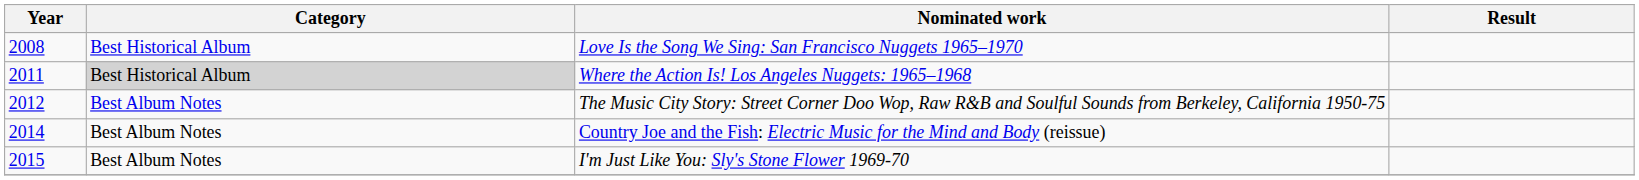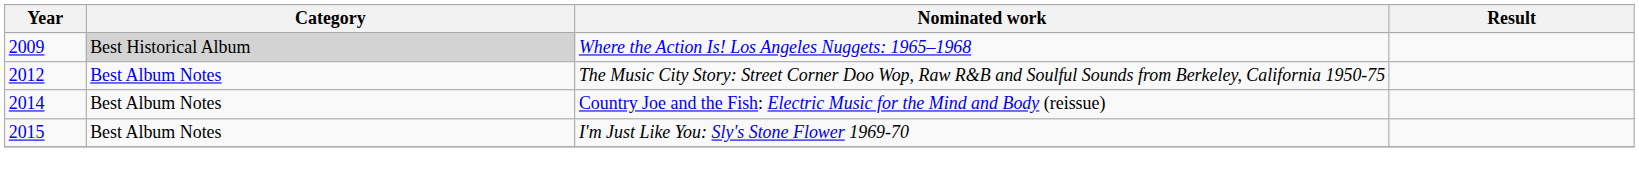- row: (801, 47)
(26, 75) 2011 -> (27, 47) 2009
